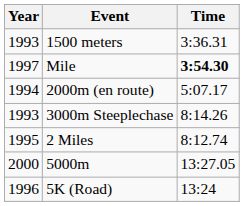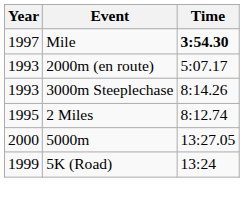- row: (84, 41)
(24, 90) 1994 -> (24, 66) 1993
(24, 189) 1996 -> (24, 164) 1999
